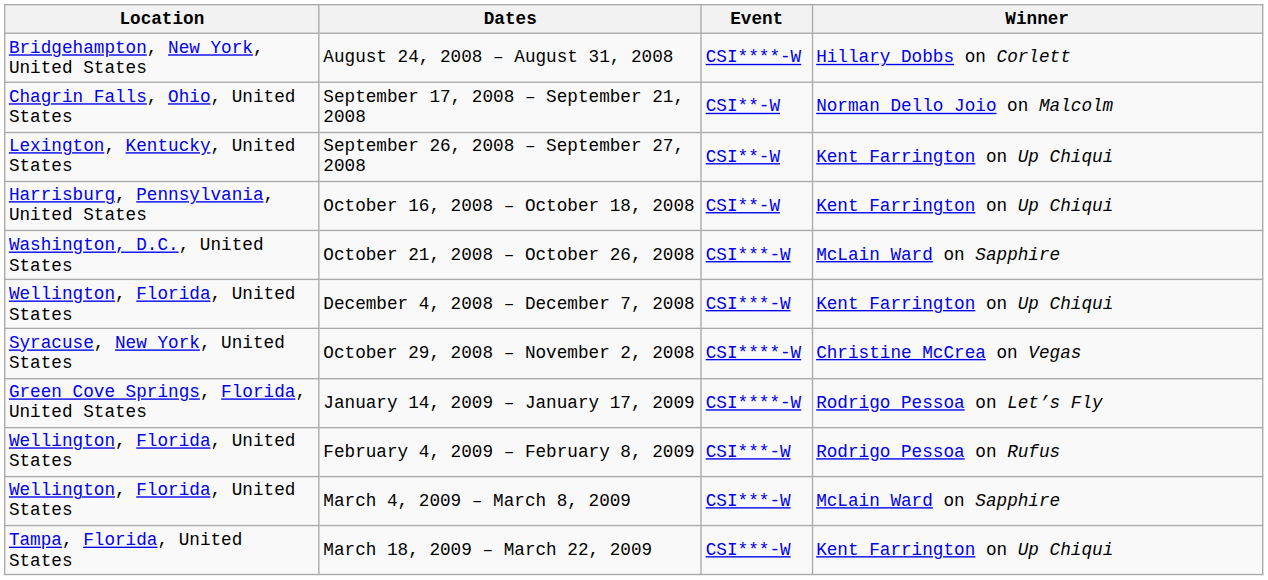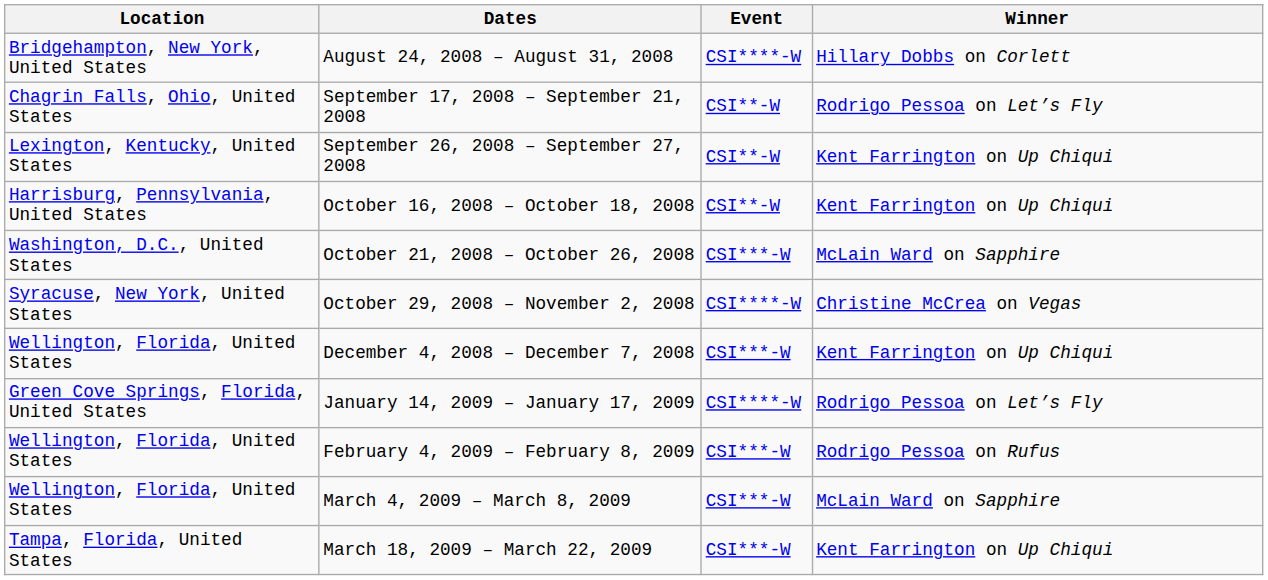(965, 107) Norman Dello Joio on Malcolm -> (959, 107) Rodrigo Pessoa on Let’s Fly
rows swapped: (509, 353) <-> (509, 304)
